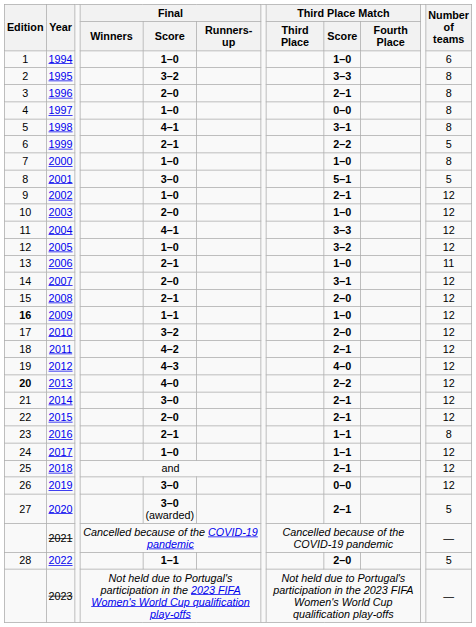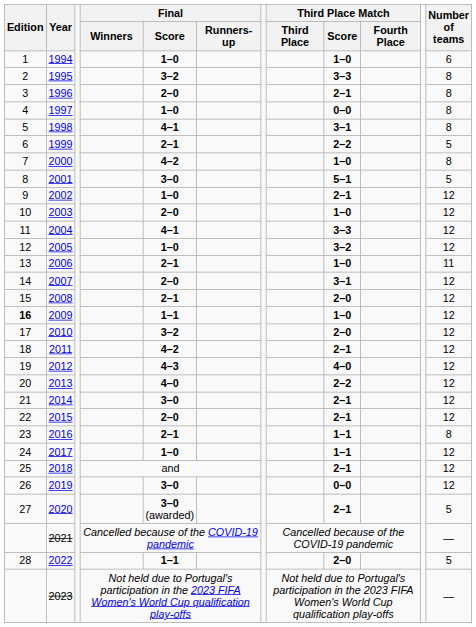(170, 162) 1–0 -> (170, 162) 4–2
(25, 384) bold -> (25, 384) normal
